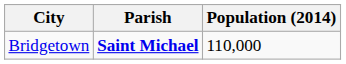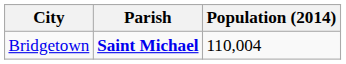(234, 45) 110,000 -> (234, 45) 110,004
